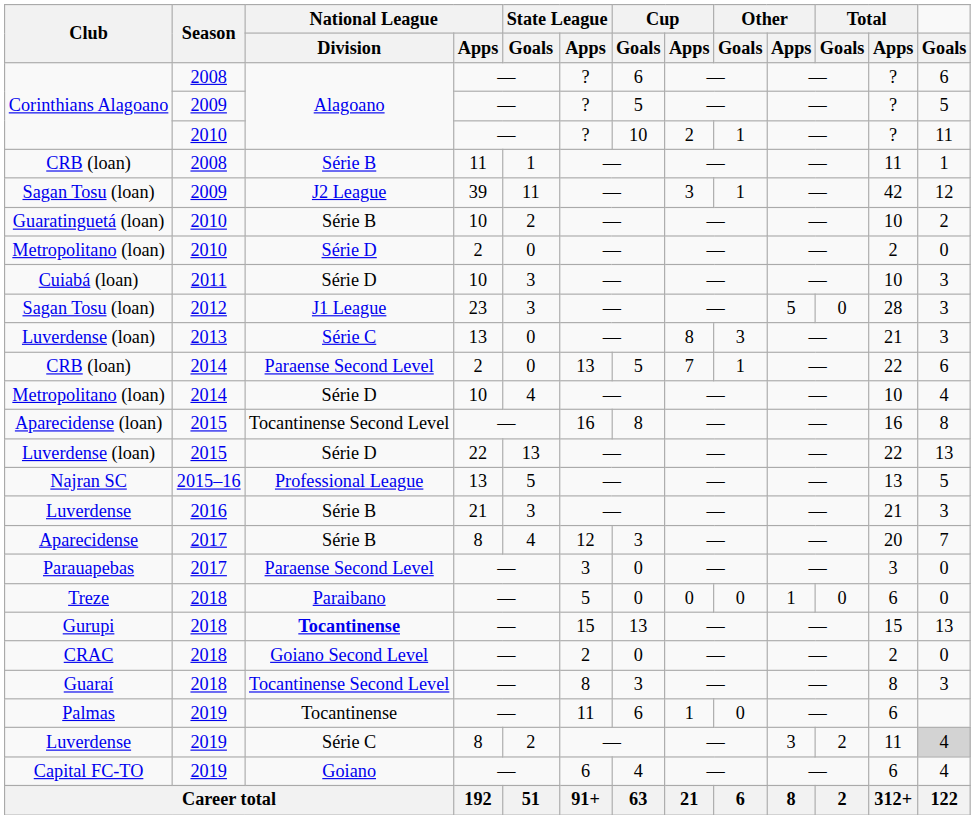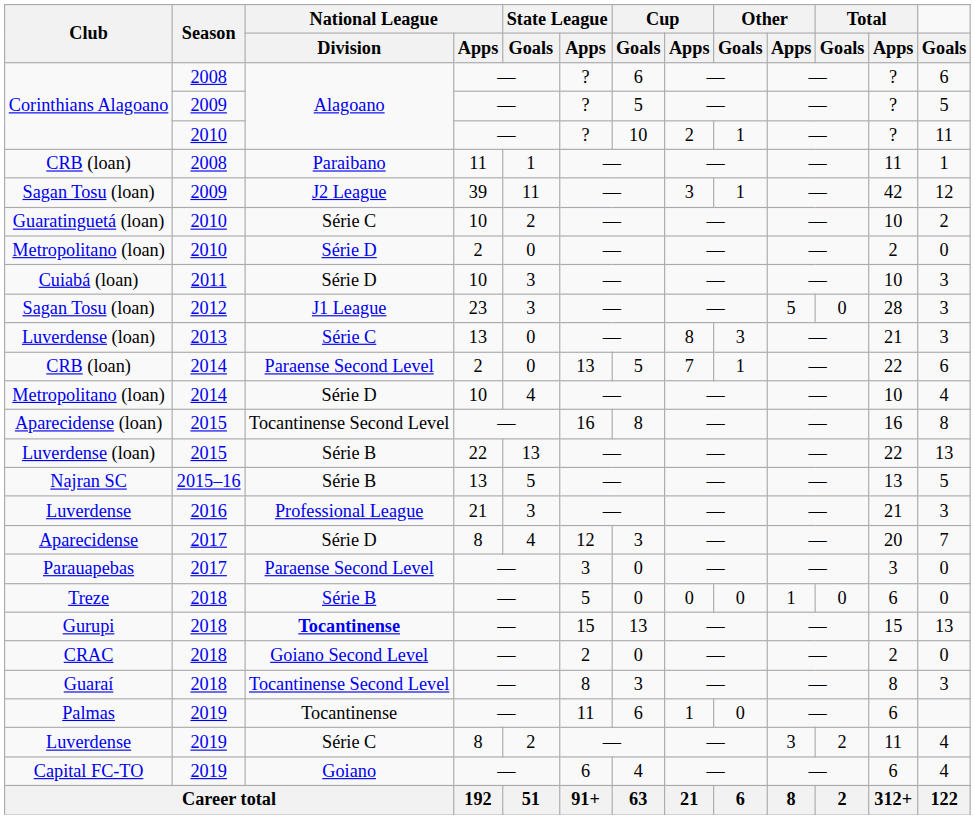(349, 163) Série B -> (349, 163) Paraibano
(349, 221) Série B -> (349, 221) Série C
(349, 452) Série D -> (349, 452) Série B
(349, 481) Professional League -> (349, 481) Série B
(349, 510) Série B -> (349, 510) Professional League
(349, 539) Série B -> (349, 539) Série D
(349, 597) Paraibano -> (349, 597) Série B
(944, 742) lightgrey background -> (944, 742) no background
